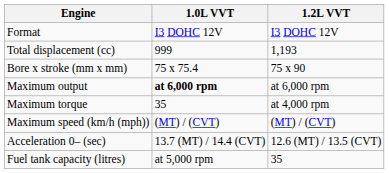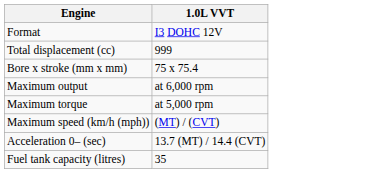- column: (326, 13)
(186, 86) bold -> (184, 86) normal
(160, 104) 35 -> (184, 104) at 5,000 rpm
(184, 159) at 5,000 rpm -> (160, 159) 35
